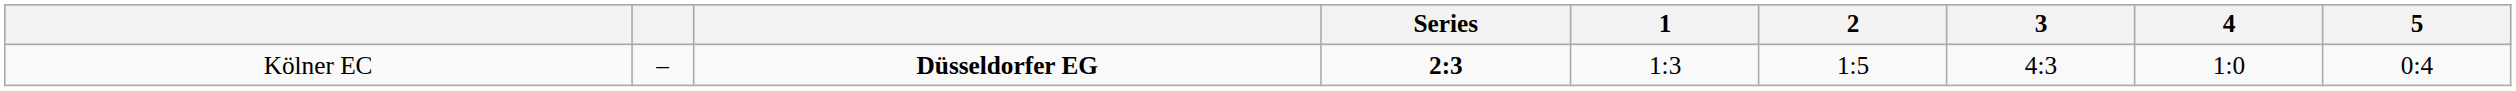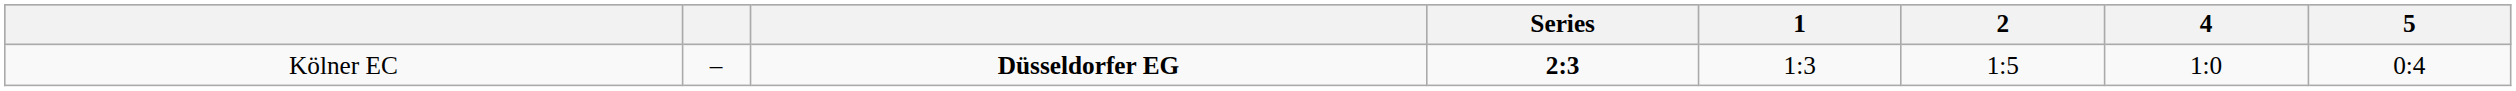- column: (2041, 24)
